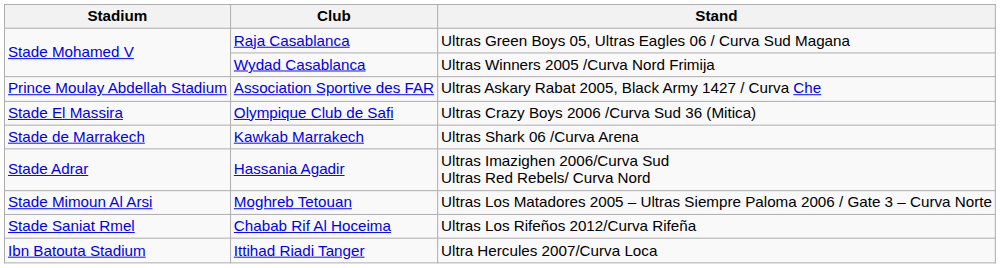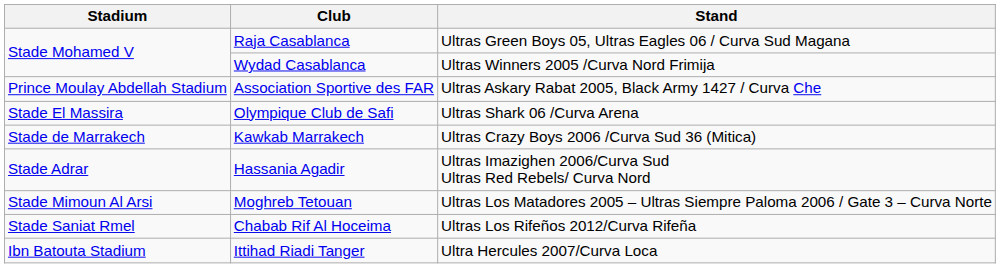(599, 112) Ultras Crazy Boys 2006 /Curva Sud 36 (Mitica) -> (540, 112) Ultras Shark 06 /Curva Arena
(540, 137) Ultras Shark 06 /Curva Arena -> (599, 137) Ultras Crazy Boys 2006 /Curva Sud 36 (Mitica)
